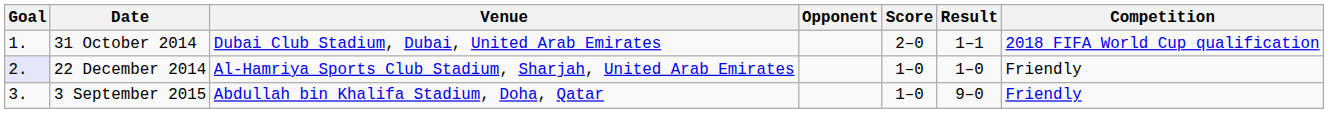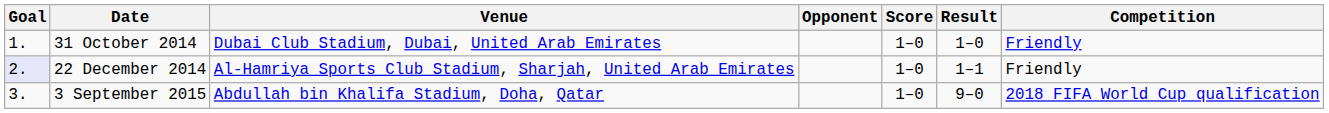(910, 43) 2–0 -> (910, 43) 1–0
(969, 43) 1–1 -> (969, 43) 1–0
(1163, 43) 2018 FIFA World Cup qualification -> (1044, 43) Friendly
(969, 69) 1–0 -> (969, 69) 1–1
(1044, 95) Friendly -> (1163, 95) 2018 FIFA World Cup qualification
